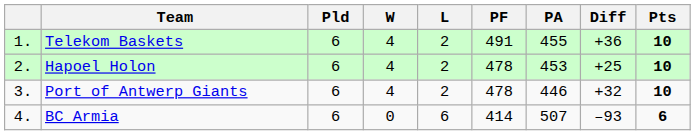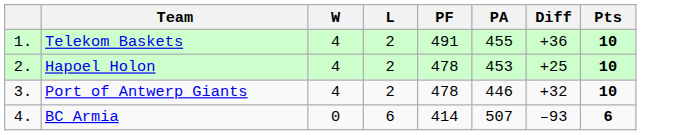- column: (336, 17)
